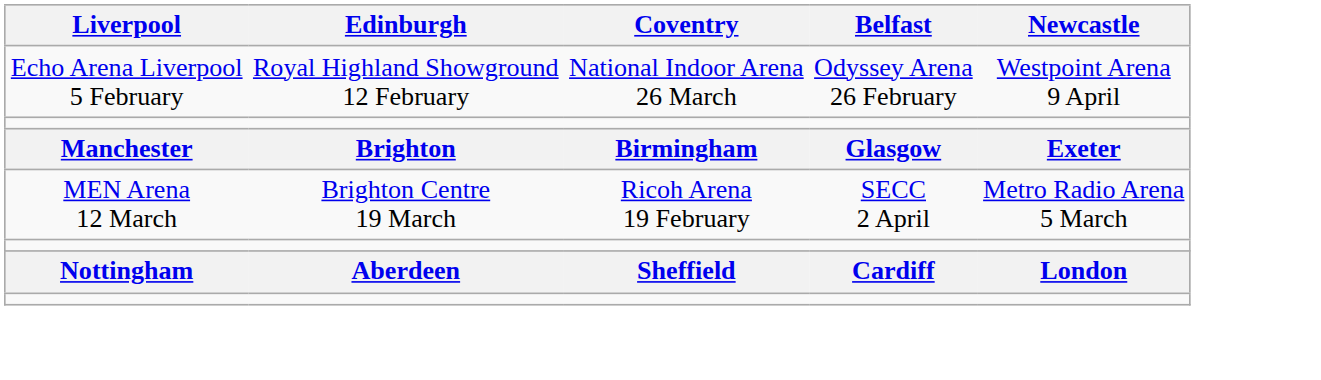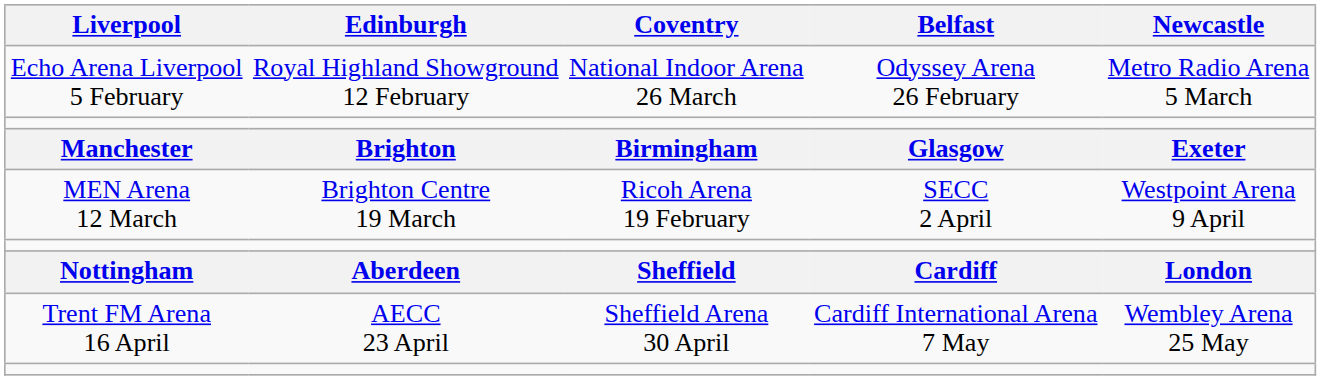(1084, 81) Westpoint Arena 9 April -> (1209, 81) Metro Radio Arena 5 March
(1084, 204) Metro Radio Arena 5 March -> (1209, 204) Westpoint Arena 9 April
+ row: (127, 327)
